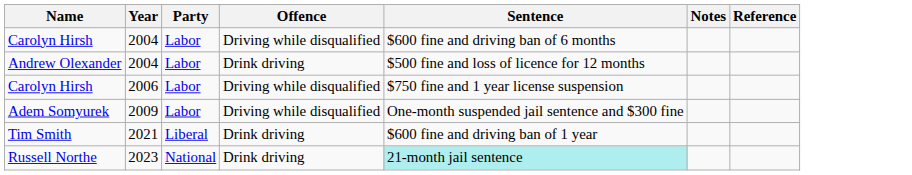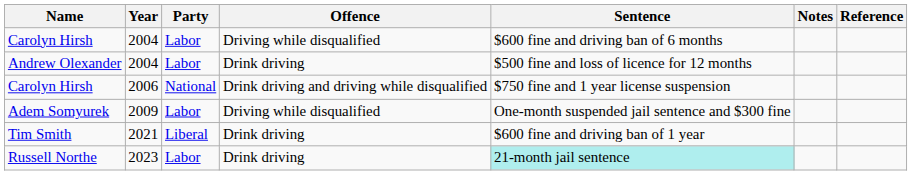(183, 87) Labor -> (191, 87) National
(302, 87) Driving while disqualified -> (355, 87) Drink driving and driving while disqualified
(191, 157) National -> (183, 157) Labor
